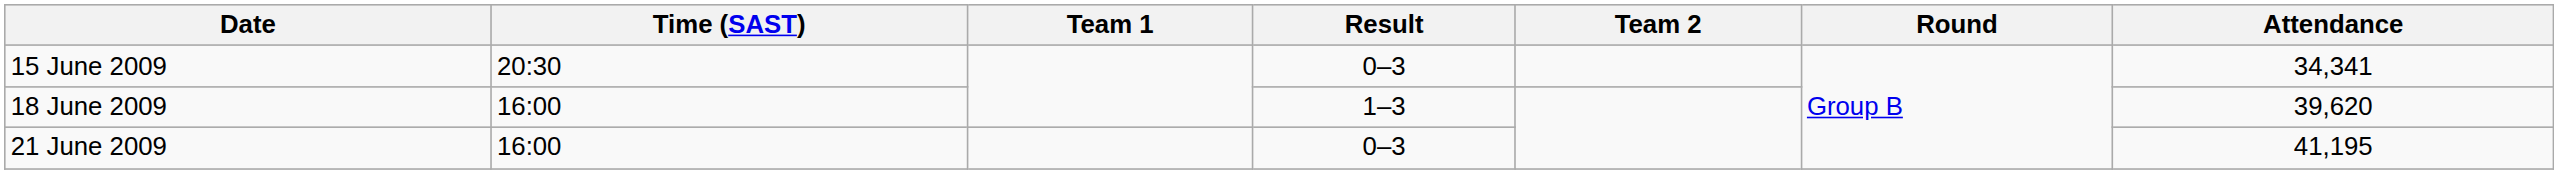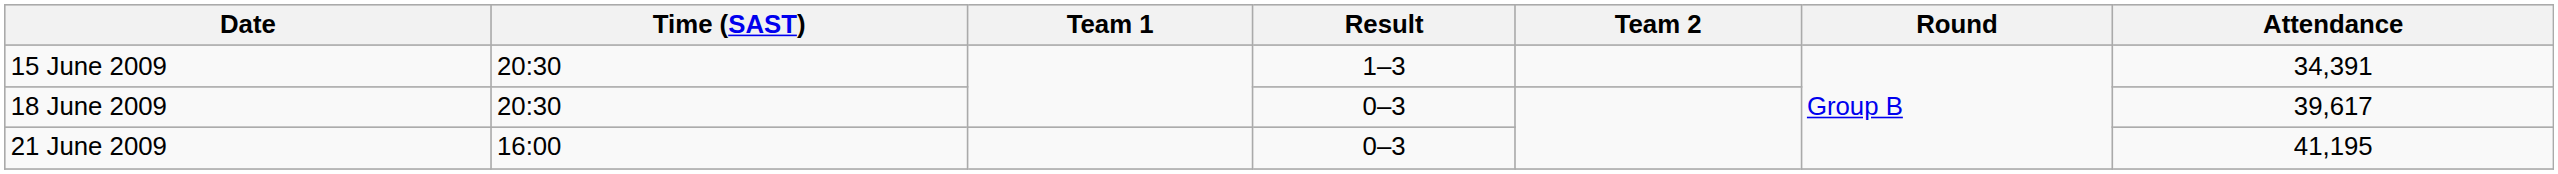(1384, 65) 0–3 -> (1384, 65) 1–3
(2333, 65) 34,341 -> (2333, 65) 34,391
(529, 106) 16:00 -> (529, 106) 20:30
(1384, 106) 1–3 -> (1384, 106) 0–3
(2333, 106) 39,620 -> (2333, 106) 39,617
